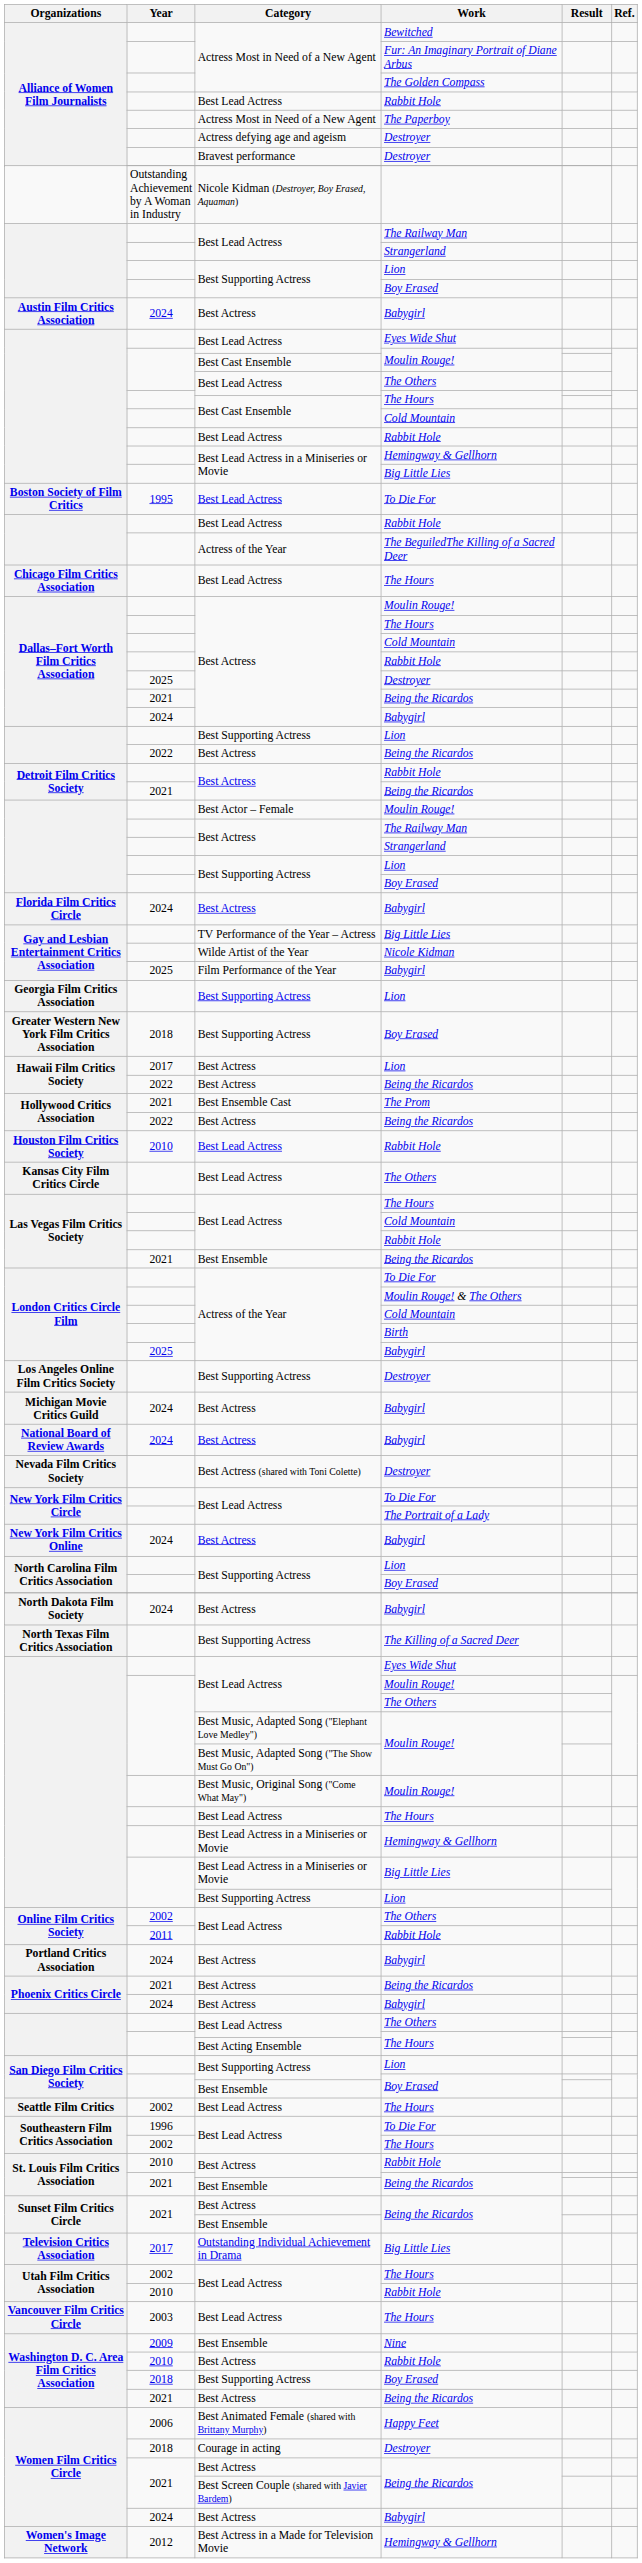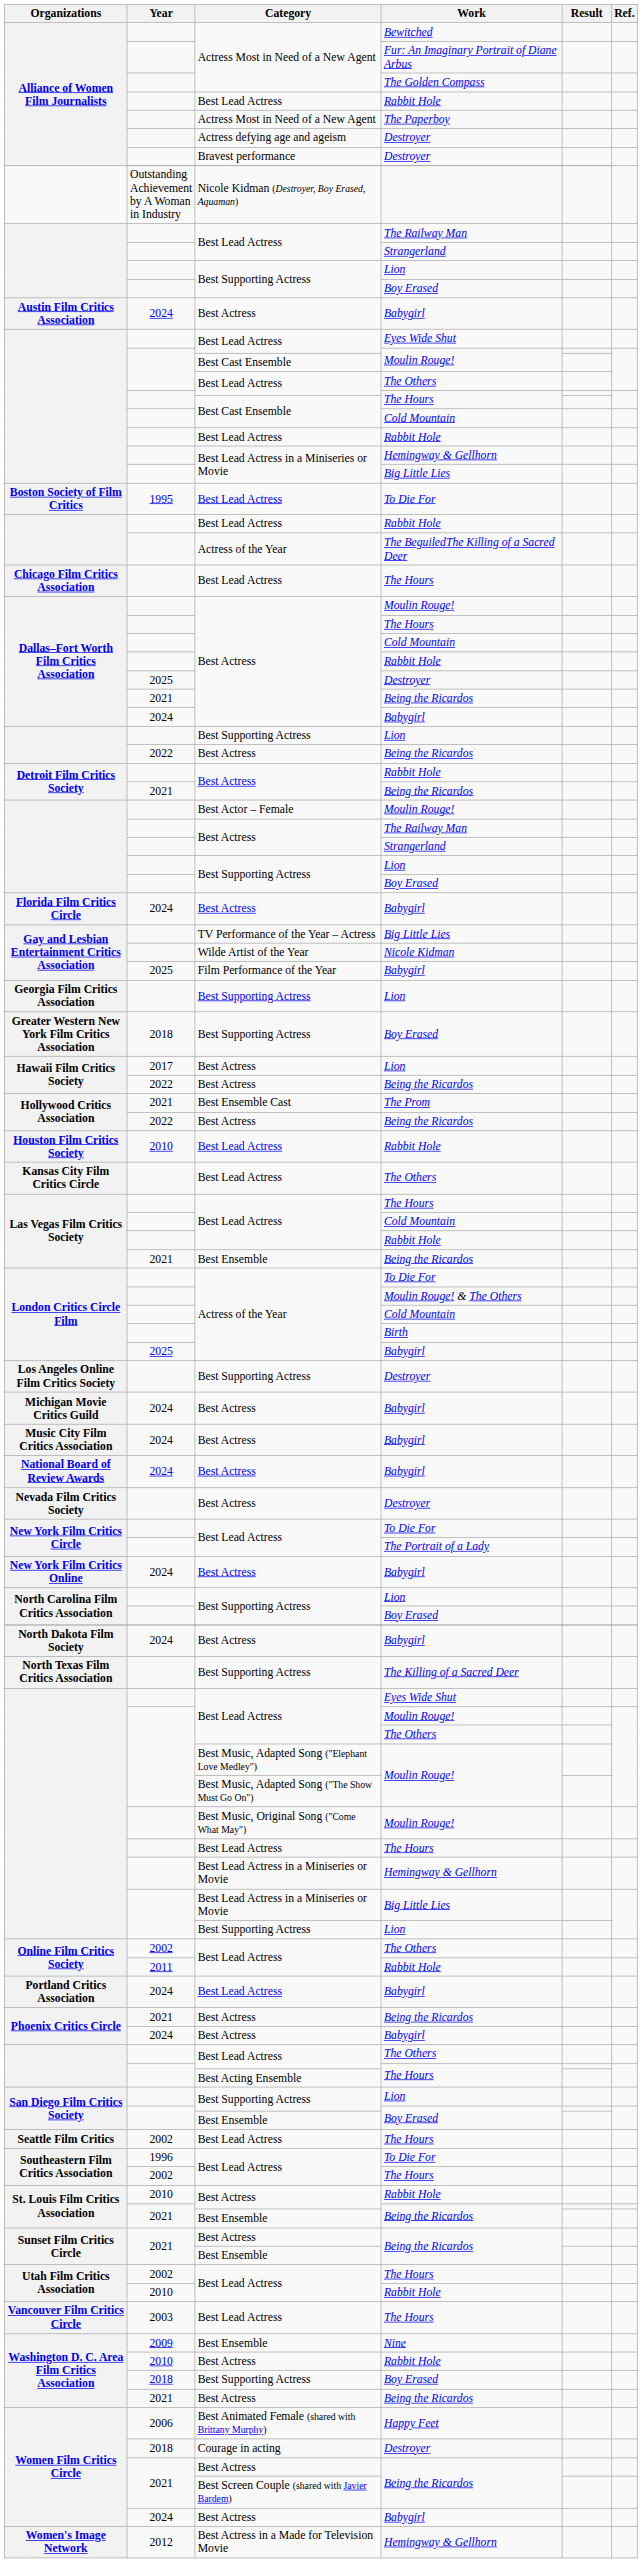+ row: (66, 1439)
(279, 1471) Best Actress (shared with Toni Colette) -> (227, 1503) Best Actress
(227, 1960) Best Actress -> (240, 1992) Best Lead Actress
- row: (66, 2249)
